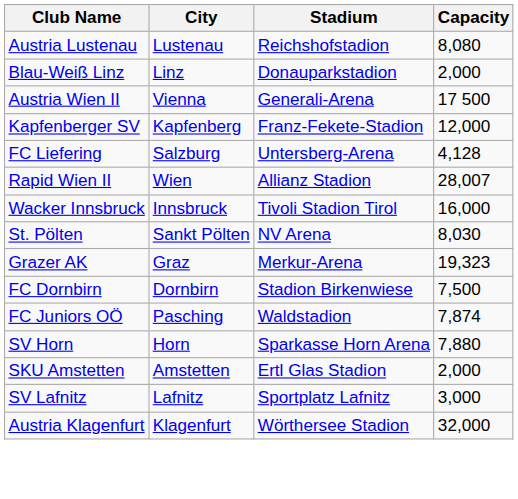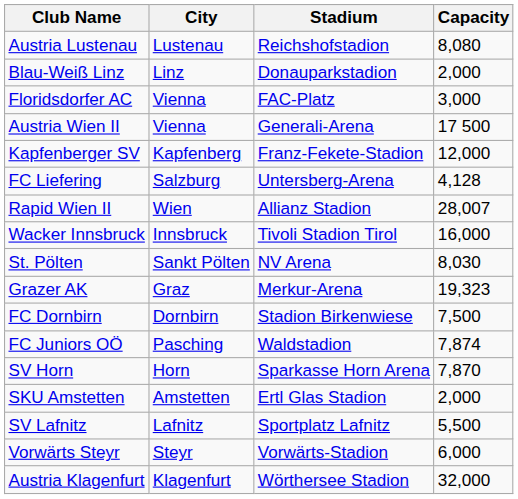+ row: (70, 99)
(459, 343) 7,880 -> (459, 371) 7,870
(459, 398) 3,000 -> (459, 425) 5,500
+ row: (64, 452)
